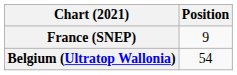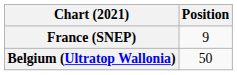(206, 59) 54 -> (206, 59) 50
